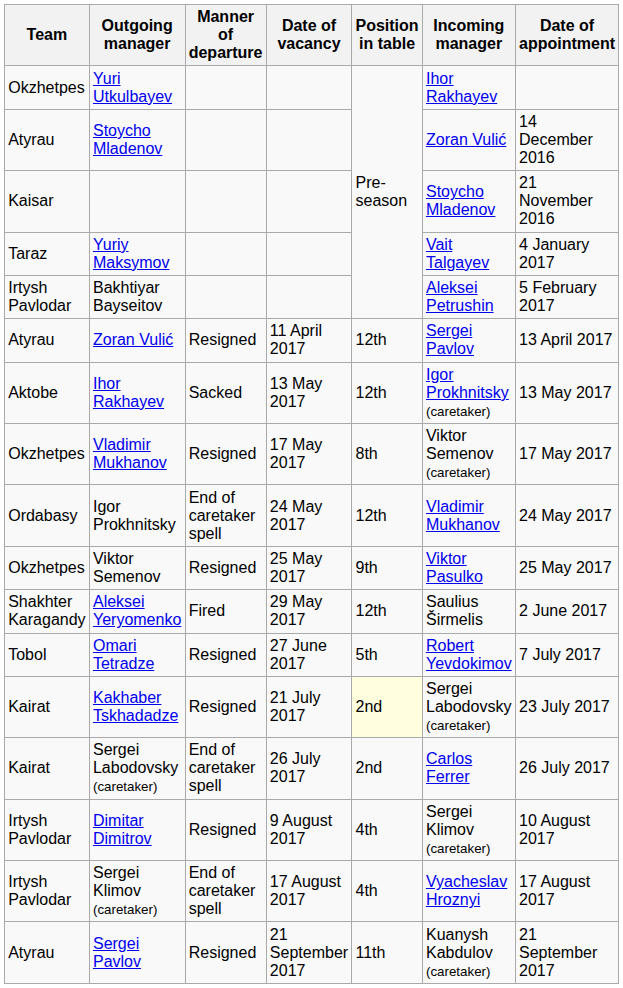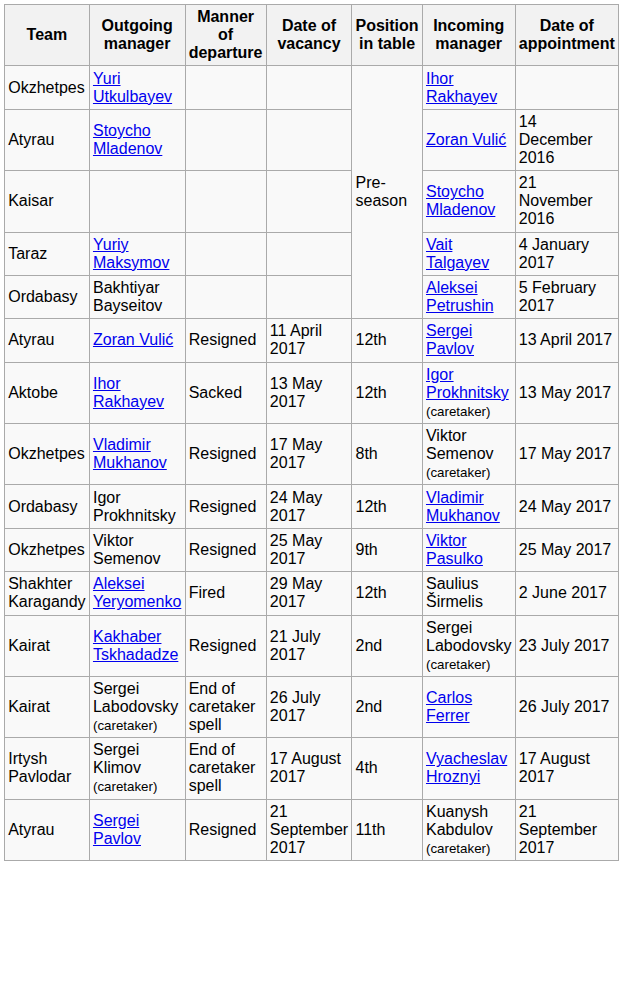(40, 297) Irtysh Pavlodar -> (43, 297) Ordabasy
(222, 515) End of caretaker spell -> (222, 506) Resigned
- row: (124, 654)
(369, 707) lightyellow background -> (369, 645) no background
- row: (122, 829)
